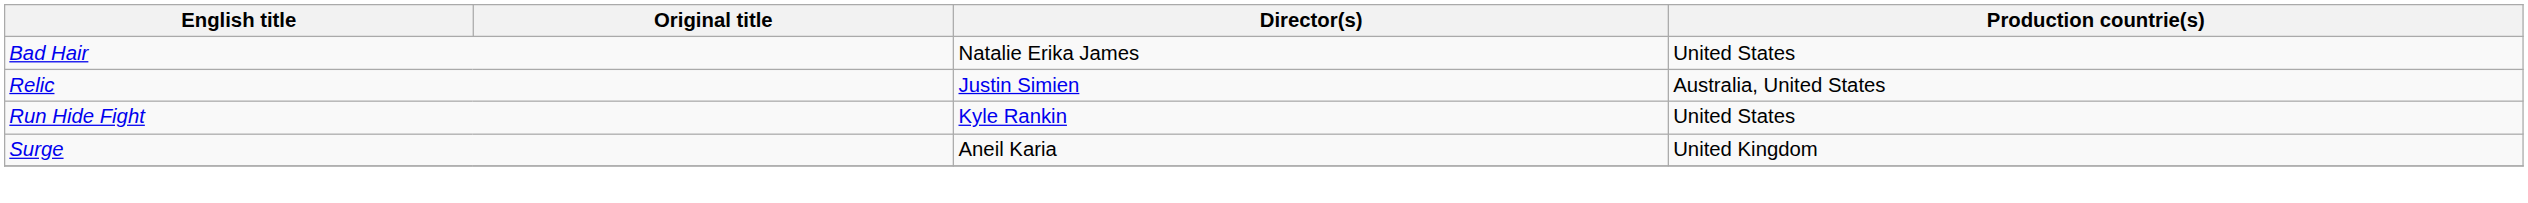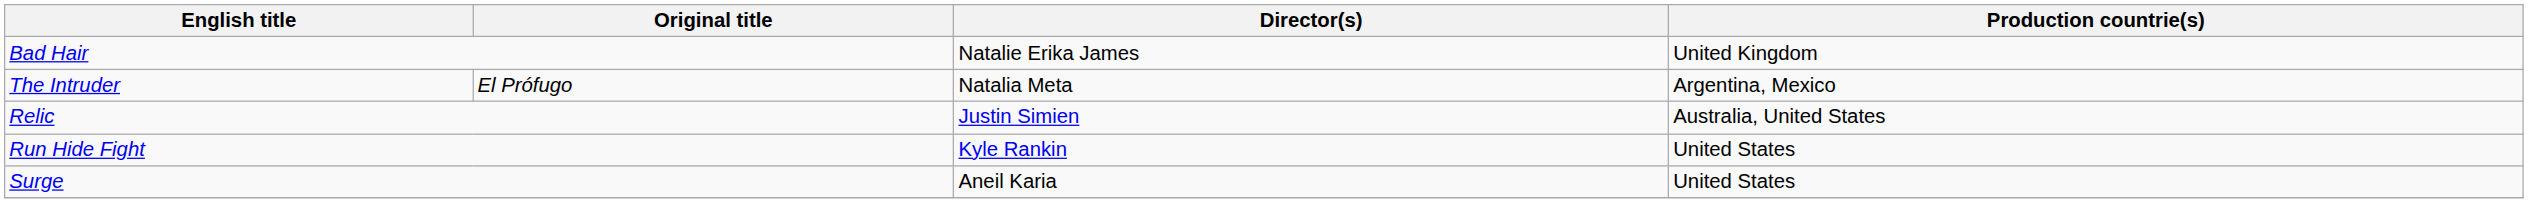(1734, 52) United States -> (1745, 52) United Kingdom
+ row: (65, 85)
(1745, 149) United Kingdom -> (1734, 181) United States
